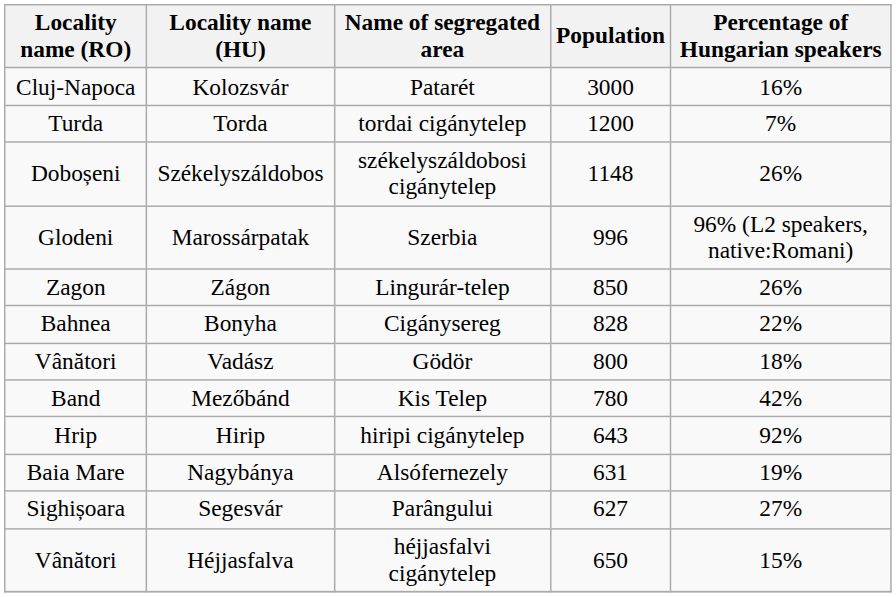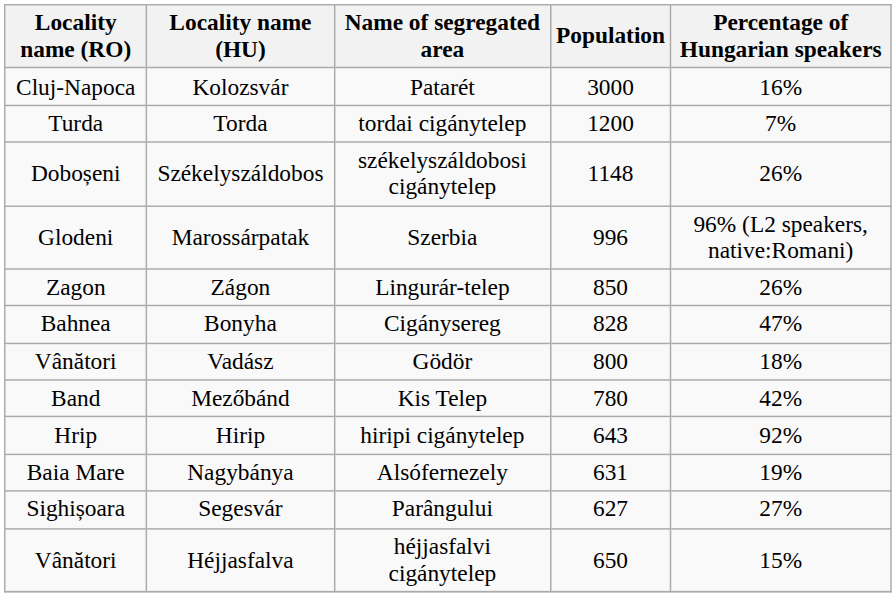(781, 324) 22% -> (781, 324) 47%
